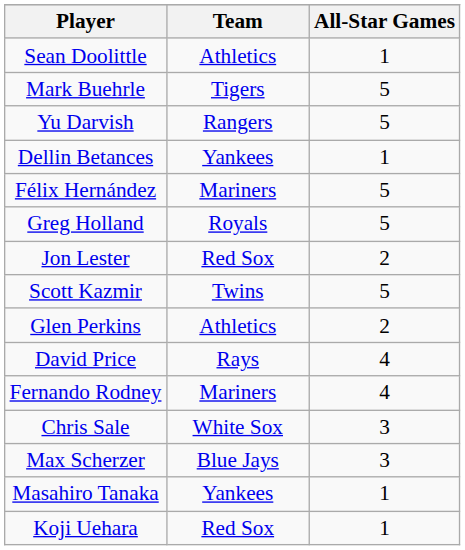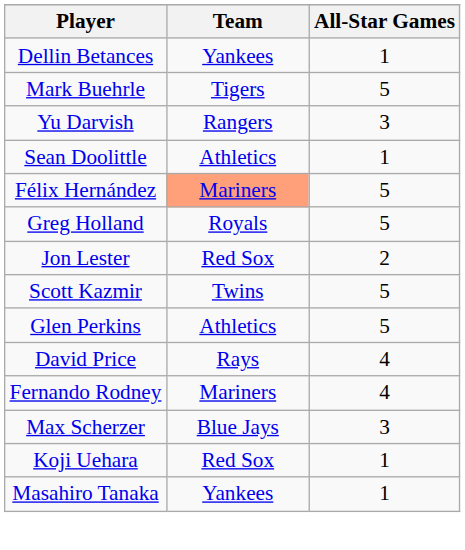rows swapped: (86, 156) <-> (86, 55)
(385, 122) 5 -> (385, 122) 3
(238, 190) no background -> (238, 190) lightsalmon background
(385, 325) 2 -> (385, 325) 5
- row: (86, 426)
rows swapped: (86, 493) <-> (86, 527)
